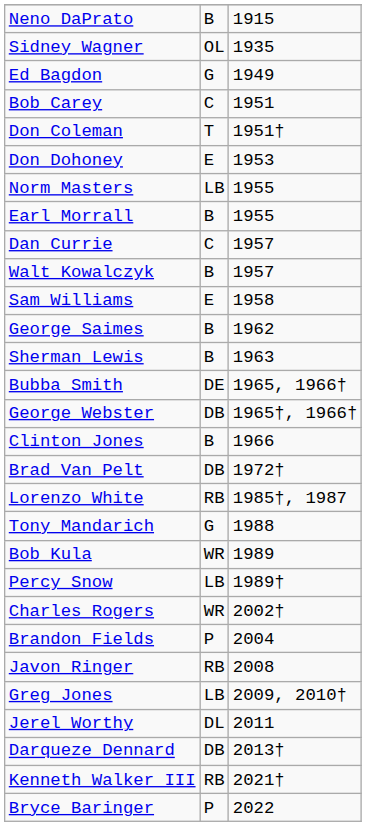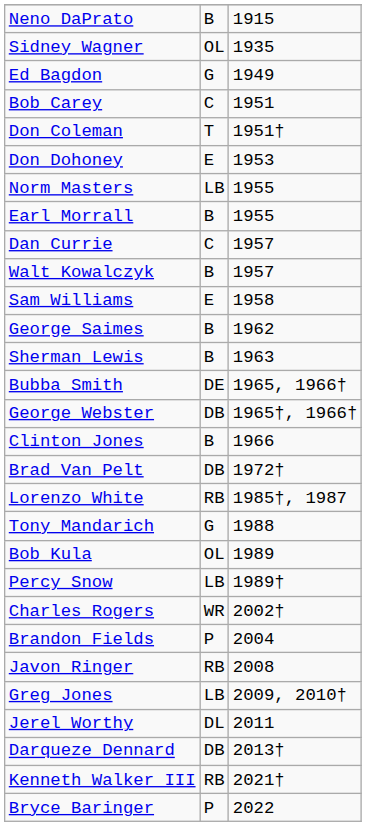(214, 554) WR -> (214, 554) OL
